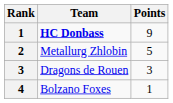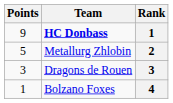columns swapped: (21, 13) <-> (150, 13)
